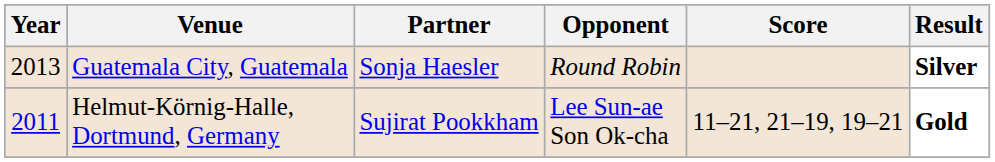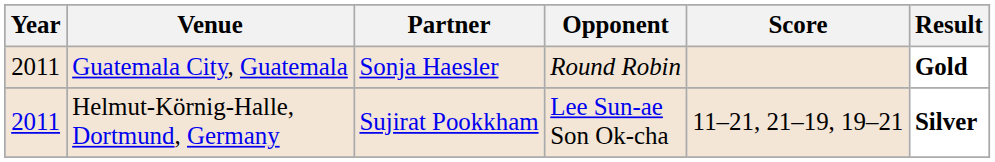(36, 66) 2013 -> (36, 66) 2011
(946, 66) Silver -> (941, 66) Gold
(941, 122) Gold -> (946, 122) Silver
